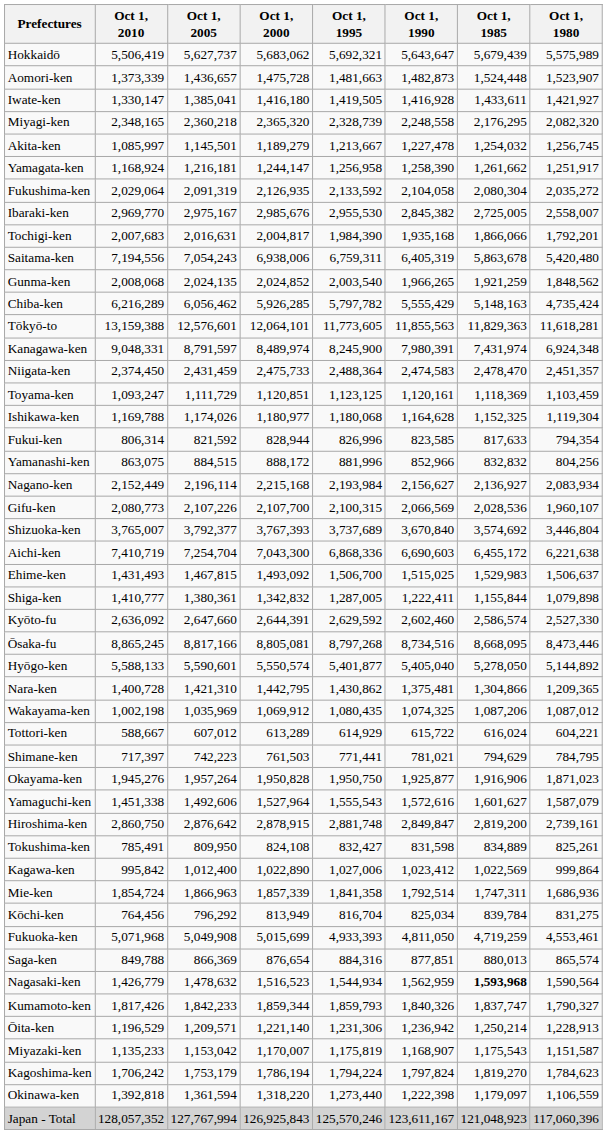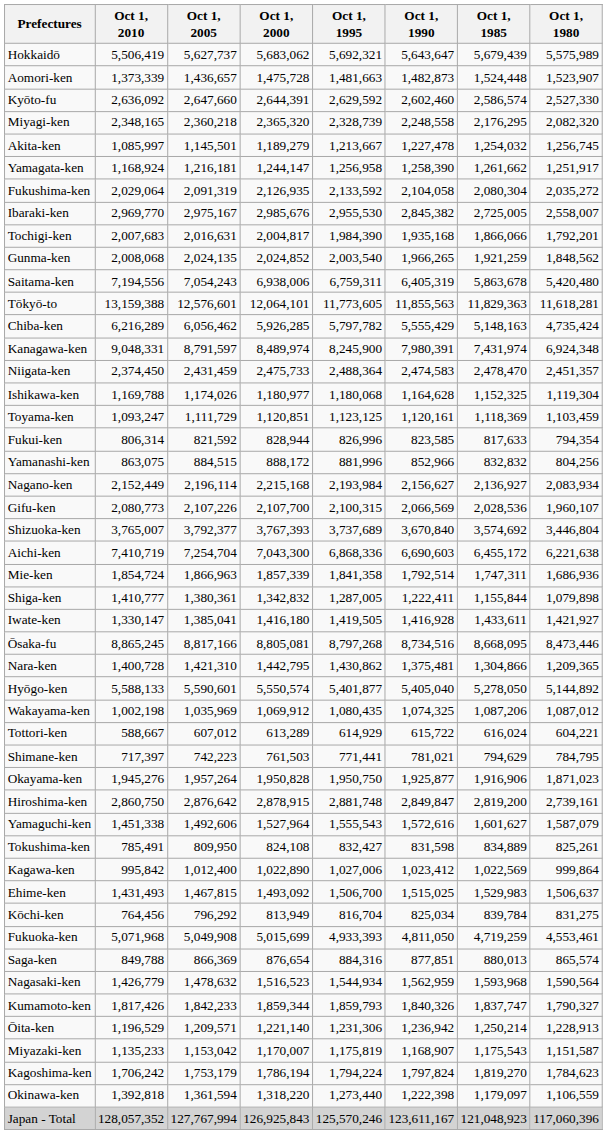rows swapped: (34, 100) <-> (32, 620)
rows swapped: (39, 281) <-> (41, 258)
rows swapped: (35, 303) <-> (32, 326)
rows swapped: (41, 394) <-> (43, 416)
rows swapped: (30, 892) <-> (37, 575)
rows swapped: (38, 665) <-> (32, 688)
rows swapped: (47, 824) <-> (49, 801)
(500, 982) bold -> (500, 982) normal
